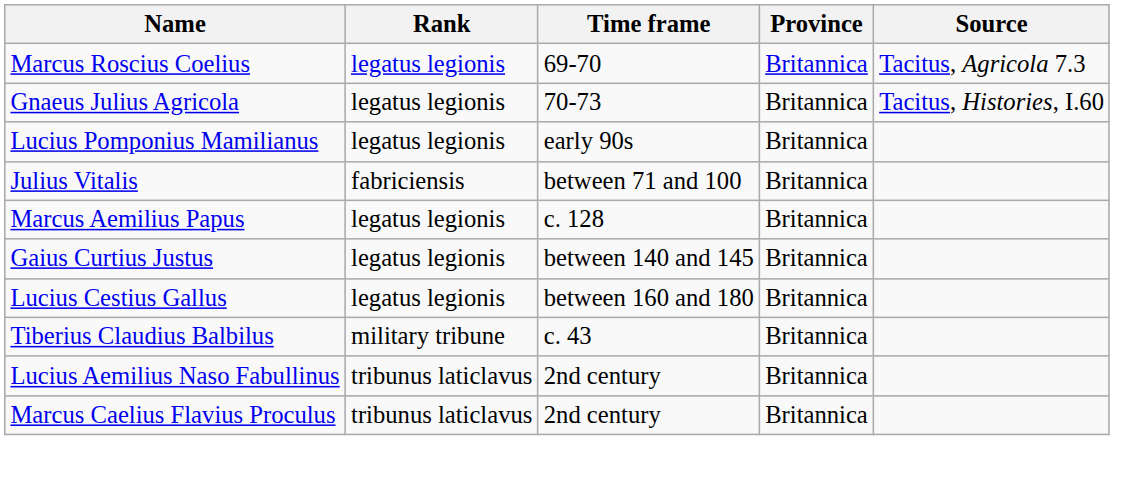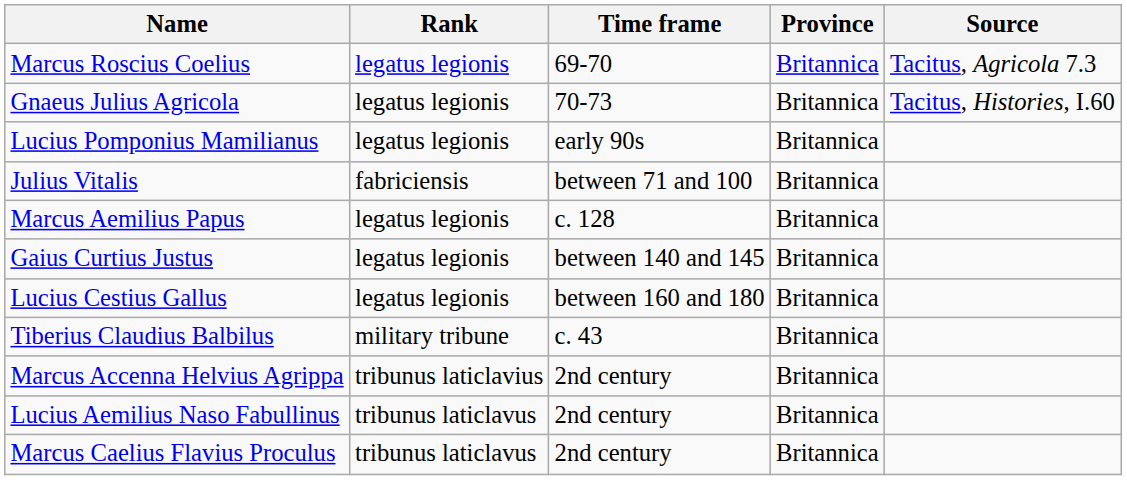+ row: (177, 375)
